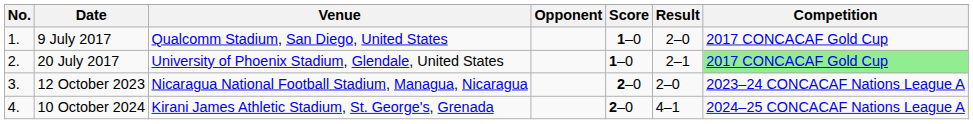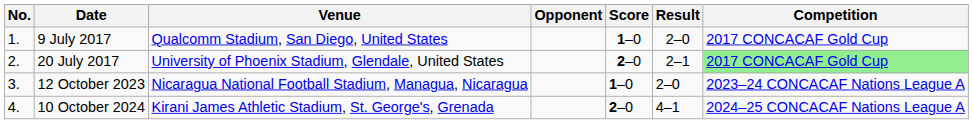(621, 61) 1–0 -> (629, 61) 2–0
(629, 84) 2–0 -> (621, 84) 1–0
